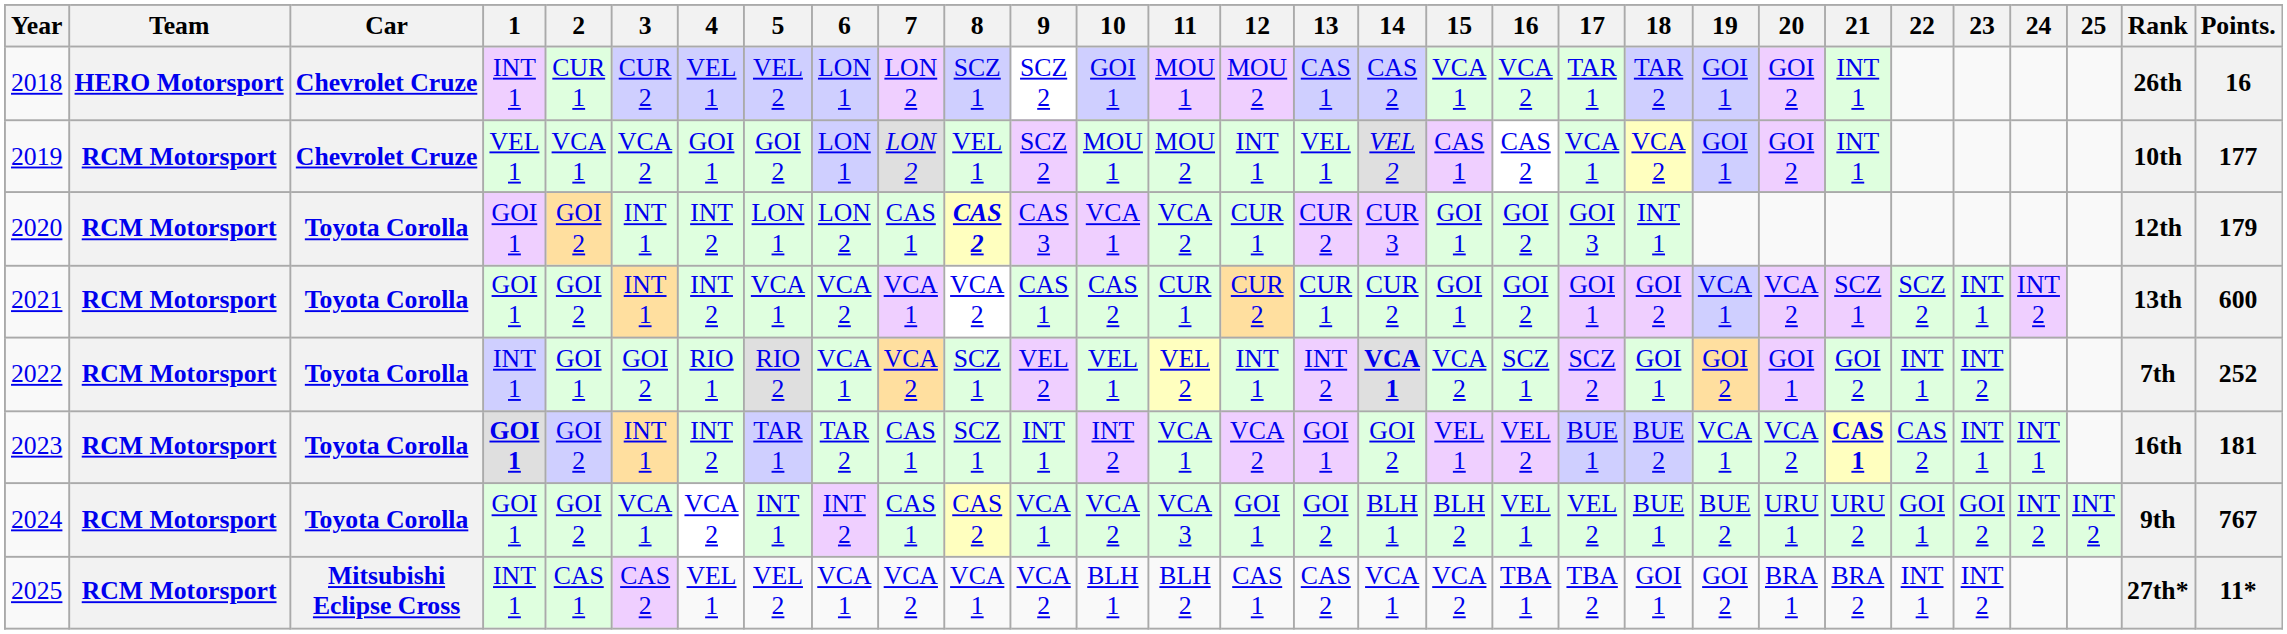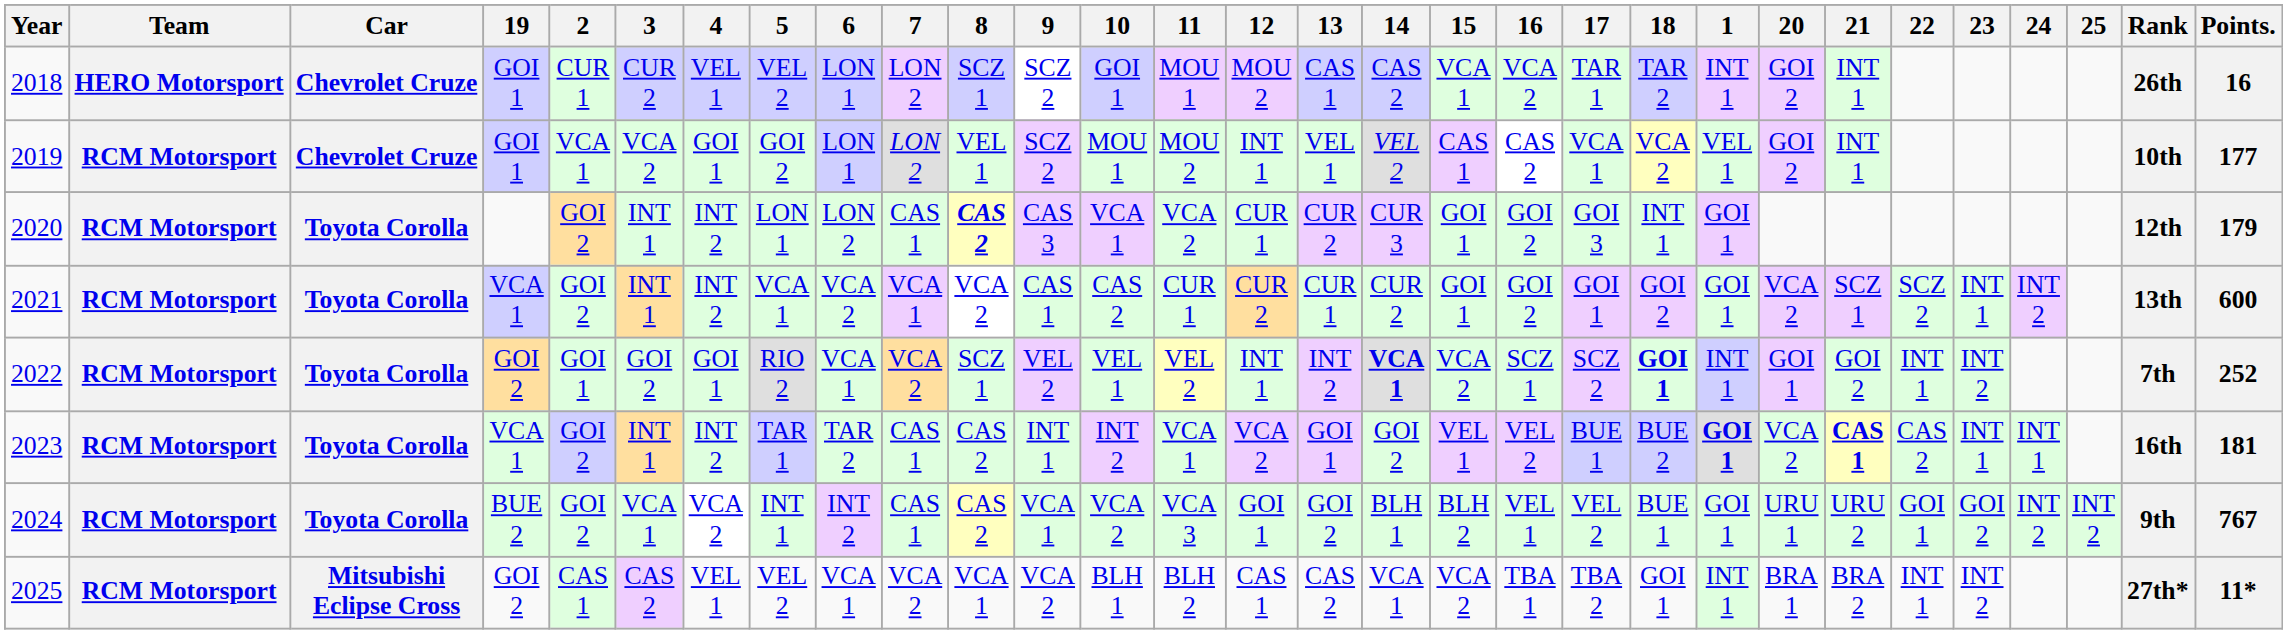columns swapped: (514, 25) <-> (1725, 25)
(712, 373) RIO 1 -> (716, 373) GOI 1
(1659, 373) normal -> (1663, 373) bold
(977, 446) SCZ 1 -> (981, 446) CAS 2
